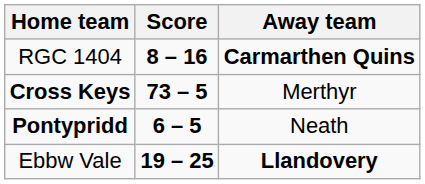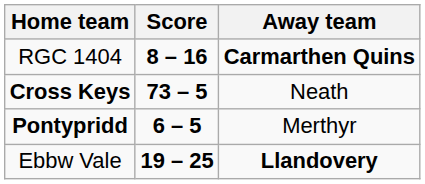(319, 91) Merthyr -> (319, 91) Neath
(319, 126) Neath -> (319, 126) Merthyr
